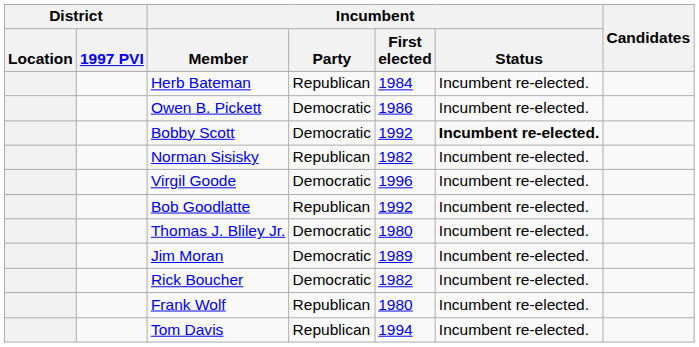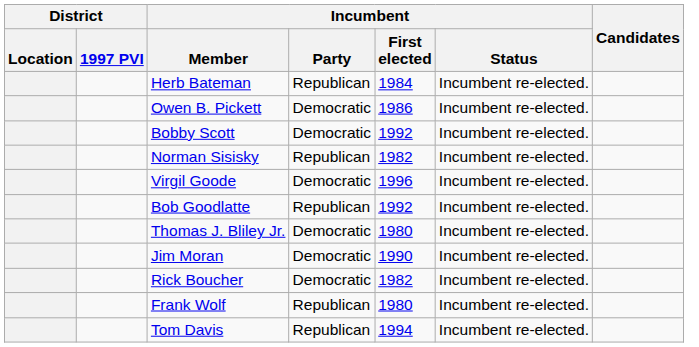(519, 132) bold -> (514, 132) normal
(395, 255) 1989 -> (395, 255) 1990
